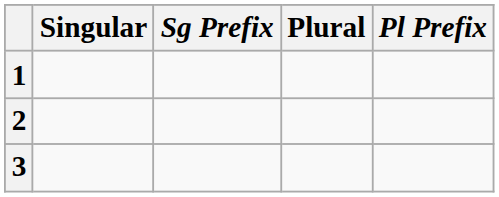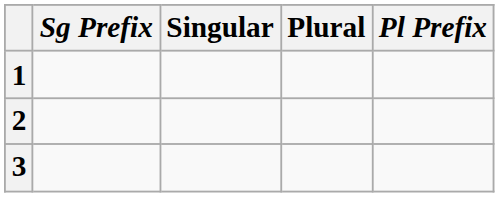columns swapped: (93, 27) <-> (217, 27)
